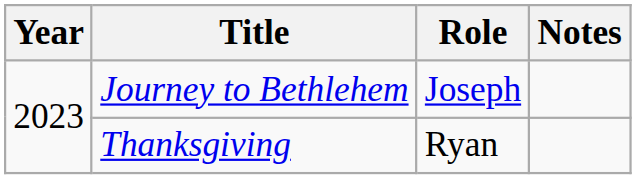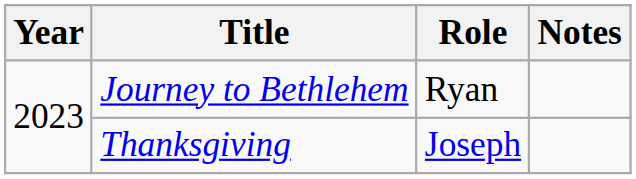(473, 88) Joseph -> (461, 88) Ryan
(461, 144) Ryan -> (473, 144) Joseph
